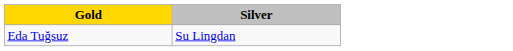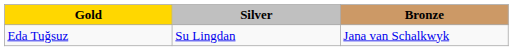+ column: (424, 14)
